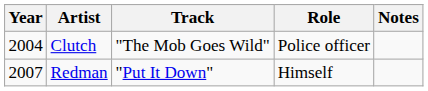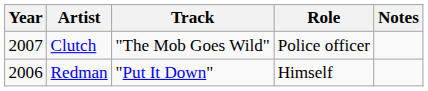(26, 45) 2004 -> (26, 45) 2007
(26, 72) 2007 -> (26, 72) 2006
